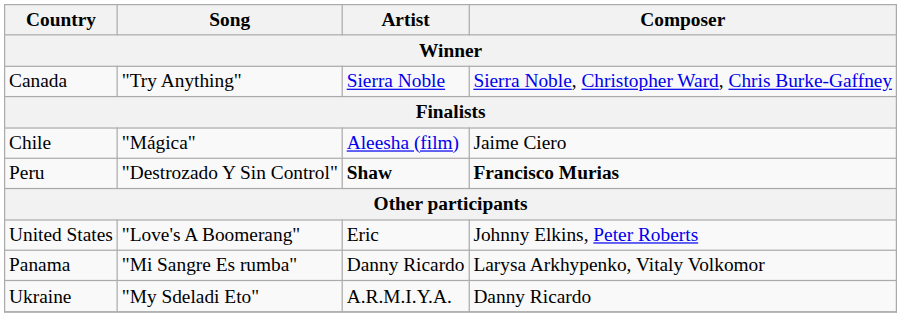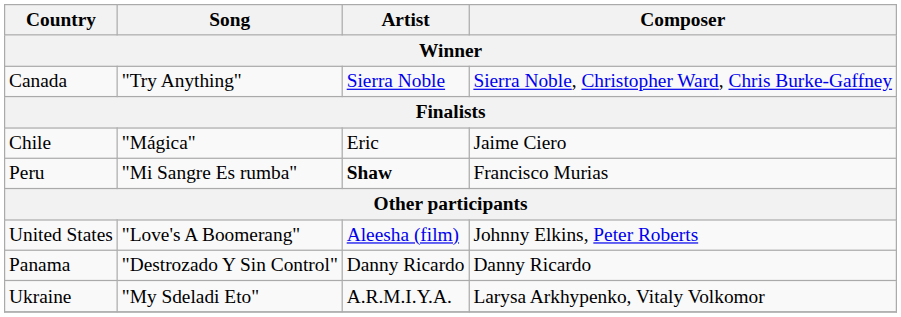(403, 142) Aleesha (film) -> (363, 142) Eric
(230, 173) "Destrozado Y Sin Control" -> (210, 173) "Mi Sangre Es rumba"
(546, 173) bold -> (541, 173) normal
(363, 234) Eric -> (403, 234) Aleesha (film)
(210, 265) "Mi Sangre Es rumba" -> (230, 265) "Destrozado Y Sin Control"
(619, 265) Larysa Arkhypenko, Vitaly Volkomor -> (532, 265) Danny Ricardo
(532, 296) Danny Ricardo -> (619, 296) Larysa Arkhypenko, Vitaly Volkomor
